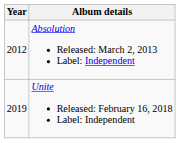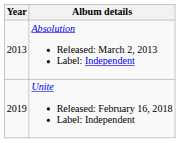(17, 49) 2012 -> (17, 49) 2013
